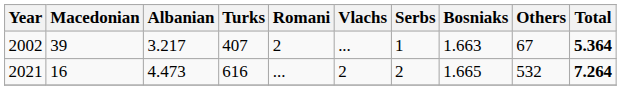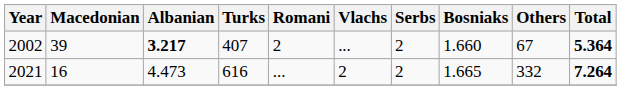(167, 44) normal -> (167, 44) bold
(399, 44) 1 -> (399, 44) 2
(462, 44) 1.663 -> (462, 44) 1.660
(529, 71) 532 -> (529, 71) 332
